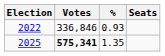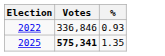- column: (143, 12)
